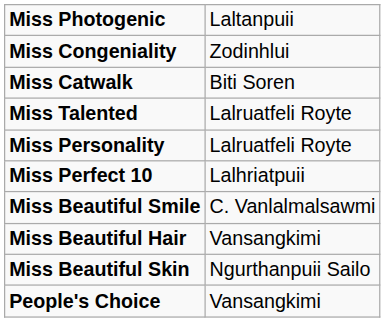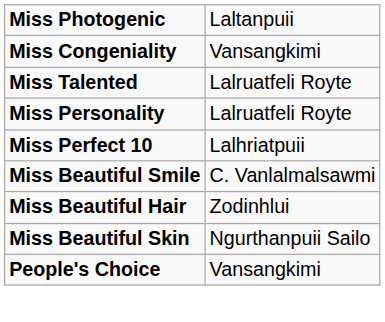(250, 51) Zodinhlui -> (265, 51) Vansangkimi
- row: (71, 82)
(265, 238) Vansangkimi -> (250, 207) Zodinhlui
